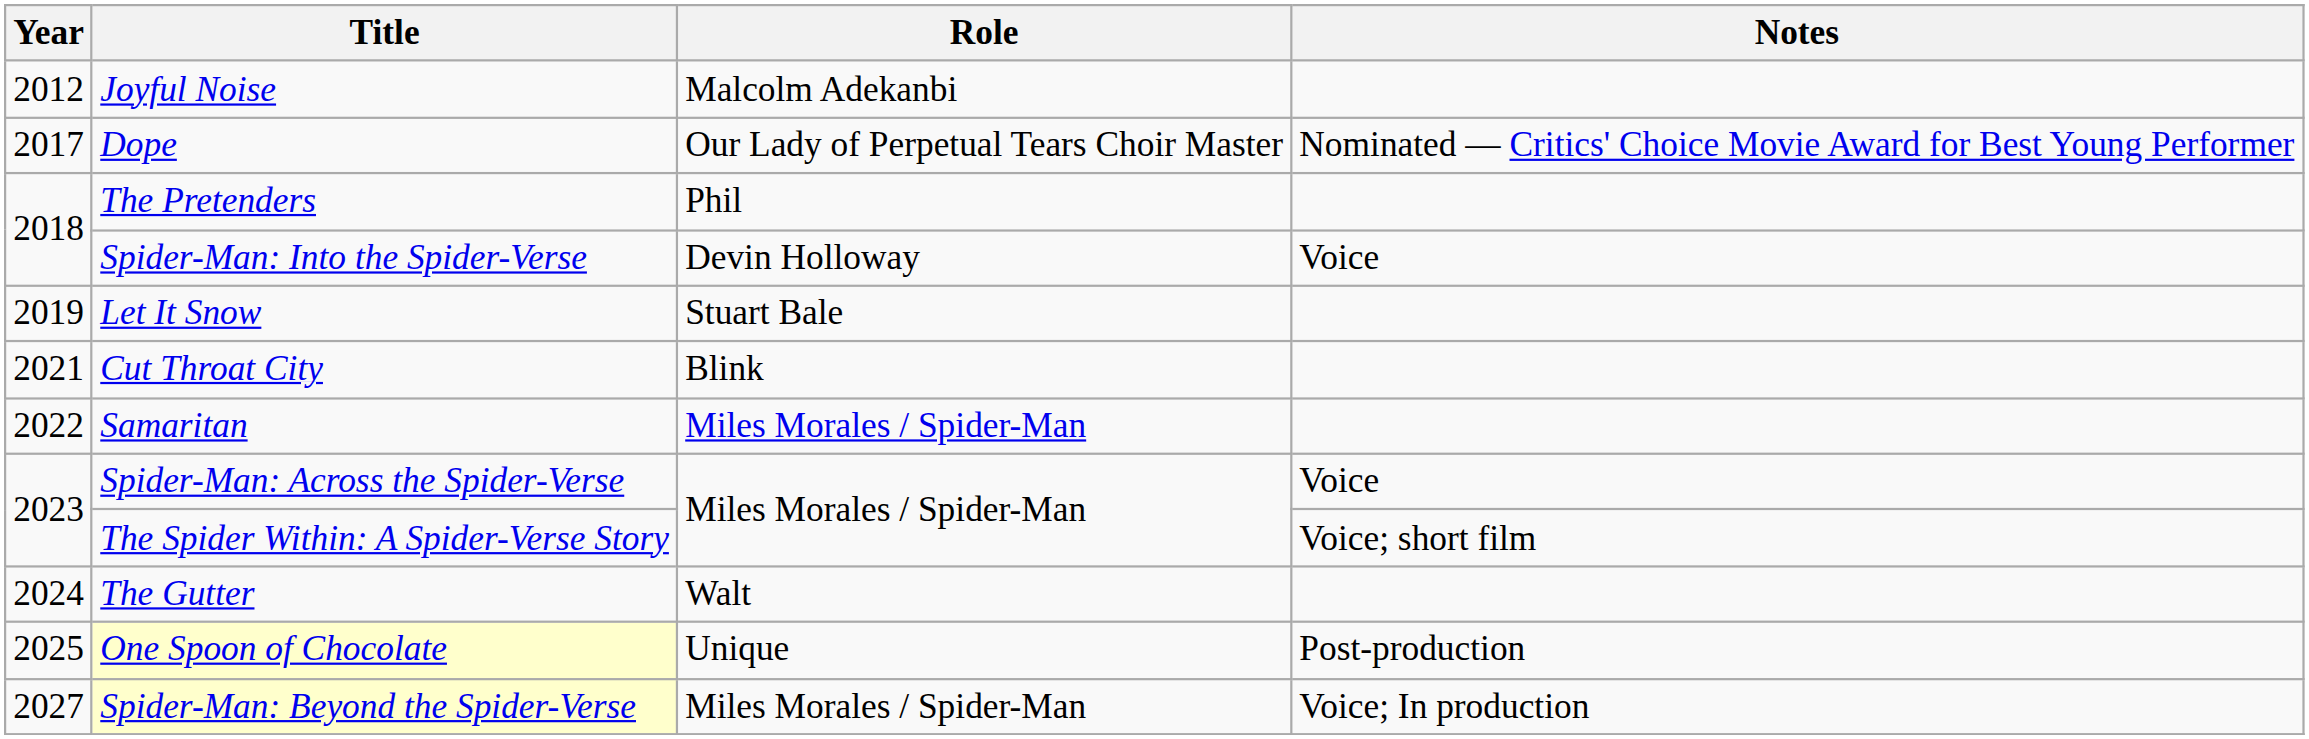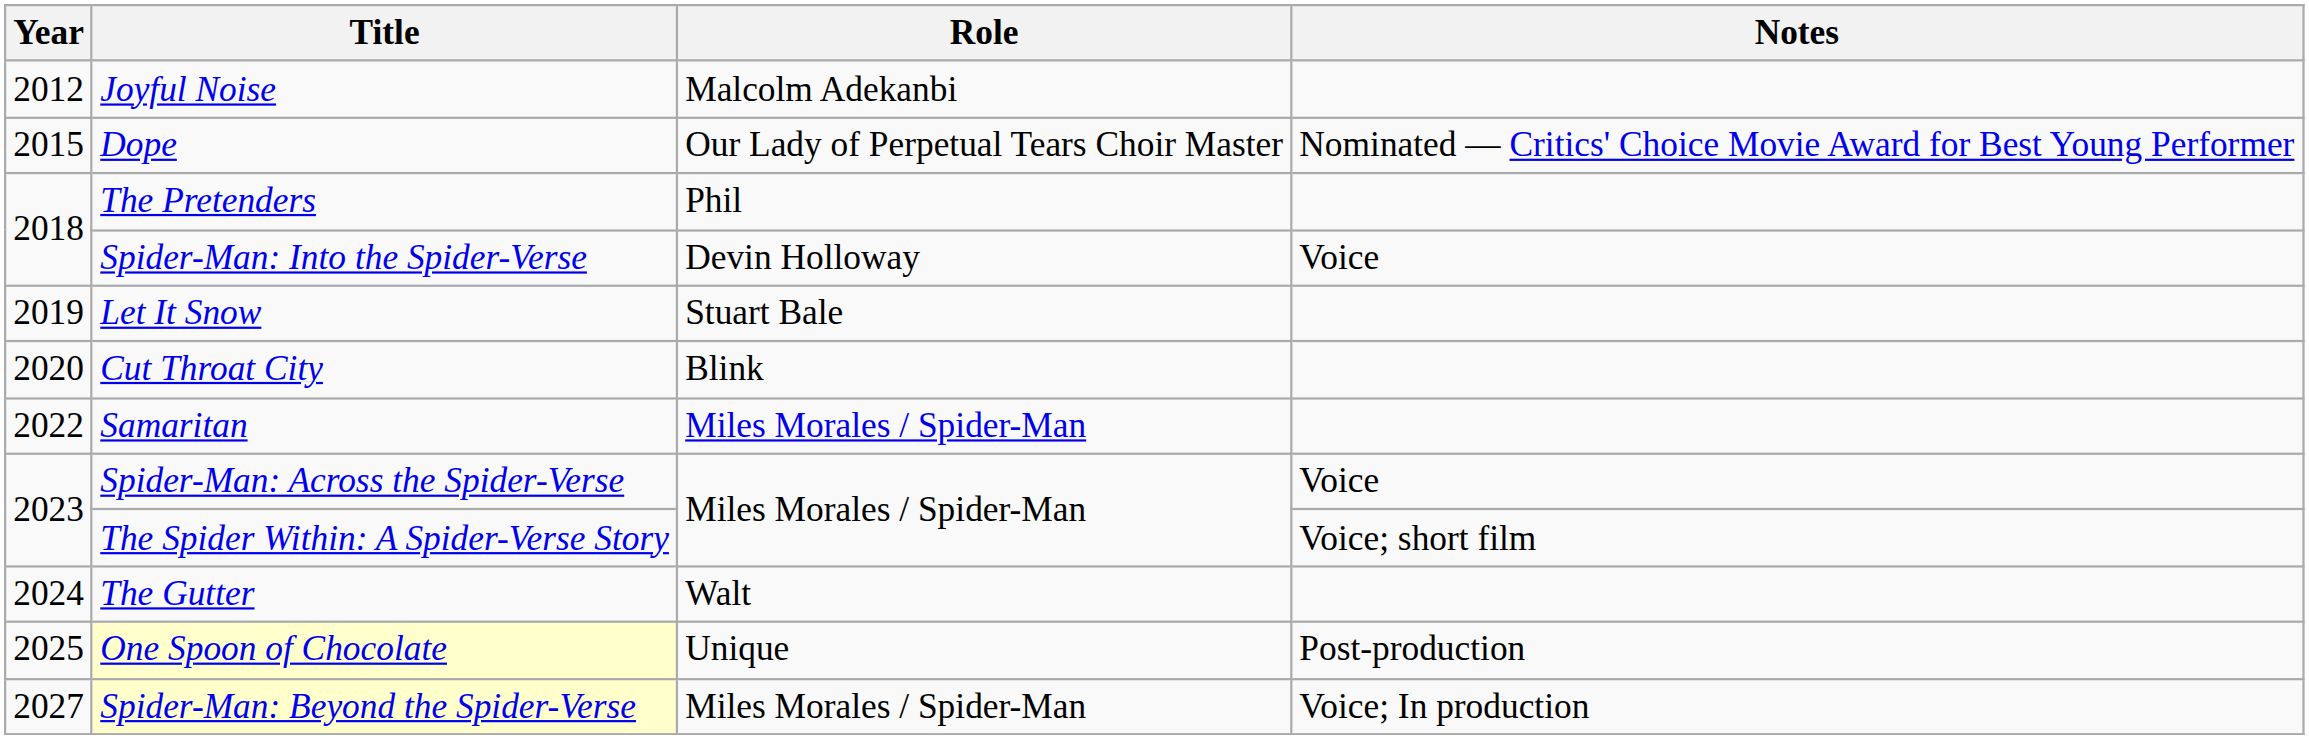(49, 144) 2017 -> (49, 144) 2015
(49, 369) 2021 -> (49, 369) 2020
